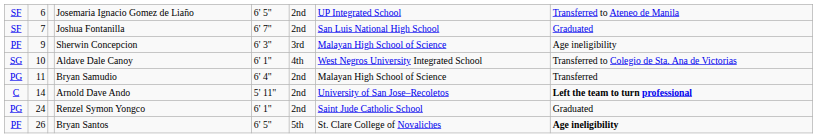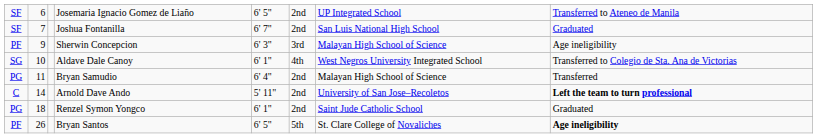(41, 108) 24 -> (41, 108) 18
